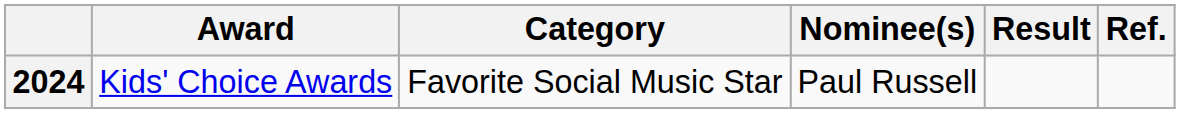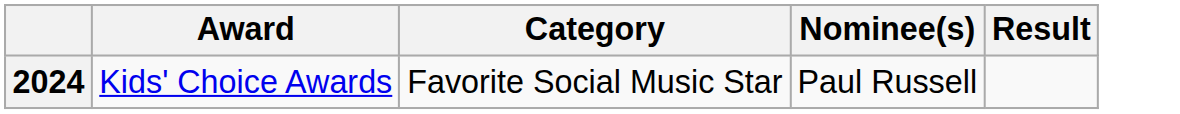- column: (1136, 30)
